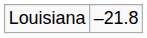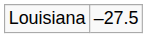(116, 18) –21.8 -> (116, 18) –27.5
